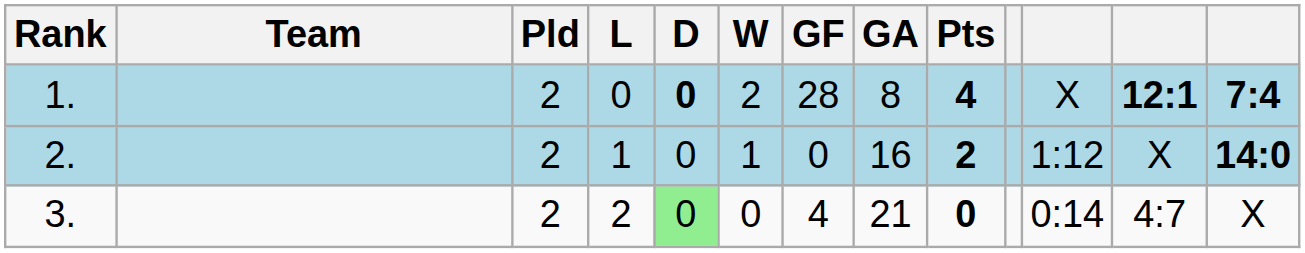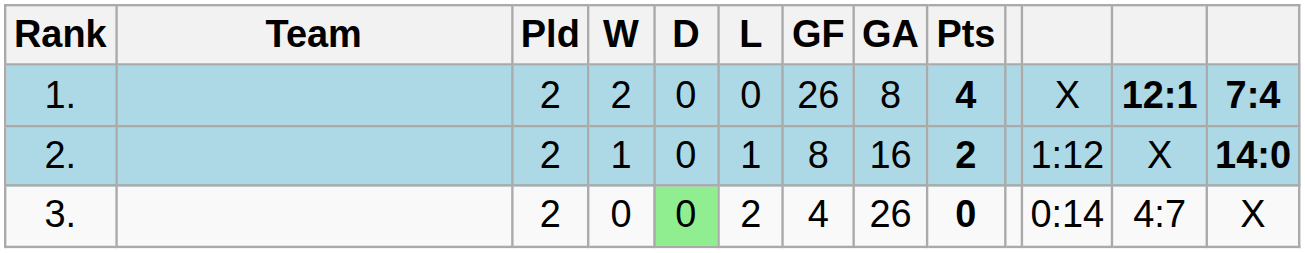columns swapped: (751, 34) <-> (621, 34)
(686, 94) bold -> (686, 94) normal
(818, 94) 28 -> (818, 94) 26
(818, 154) 0 -> (818, 154) 8
(890, 214) 21 -> (890, 214) 26
